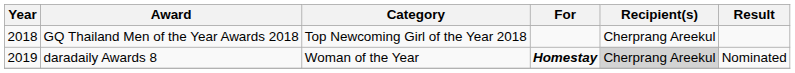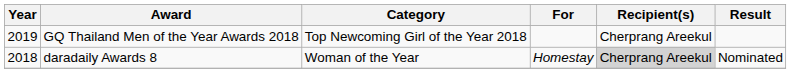(22, 36) 2018 -> (22, 36) 2019
(22, 57) 2019 -> (22, 57) 2018
(565, 57) bold -> (563, 57) normal
